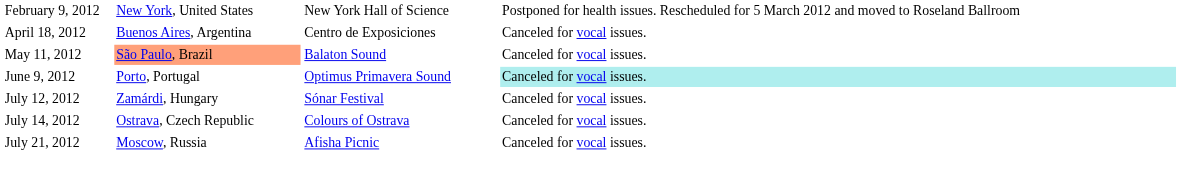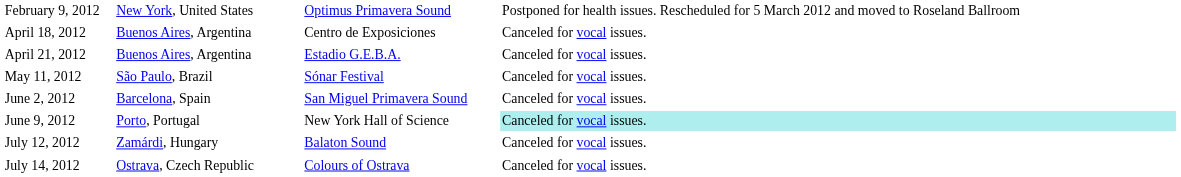(377, 10) New York Hall of Science -> (378, 10) Optimus Primavera Sound
+ row: (45, 54)
(164, 54) lightsalmon background -> (164, 76) no background
(345, 54) Balaton Sound -> (344, 76) Sónar Festival
+ row: (40, 99)
(378, 76) Optimus Primavera Sound -> (377, 121) New York Hall of Science
(344, 99) Sónar Festival -> (345, 143) Balaton Sound
- row: (42, 143)
